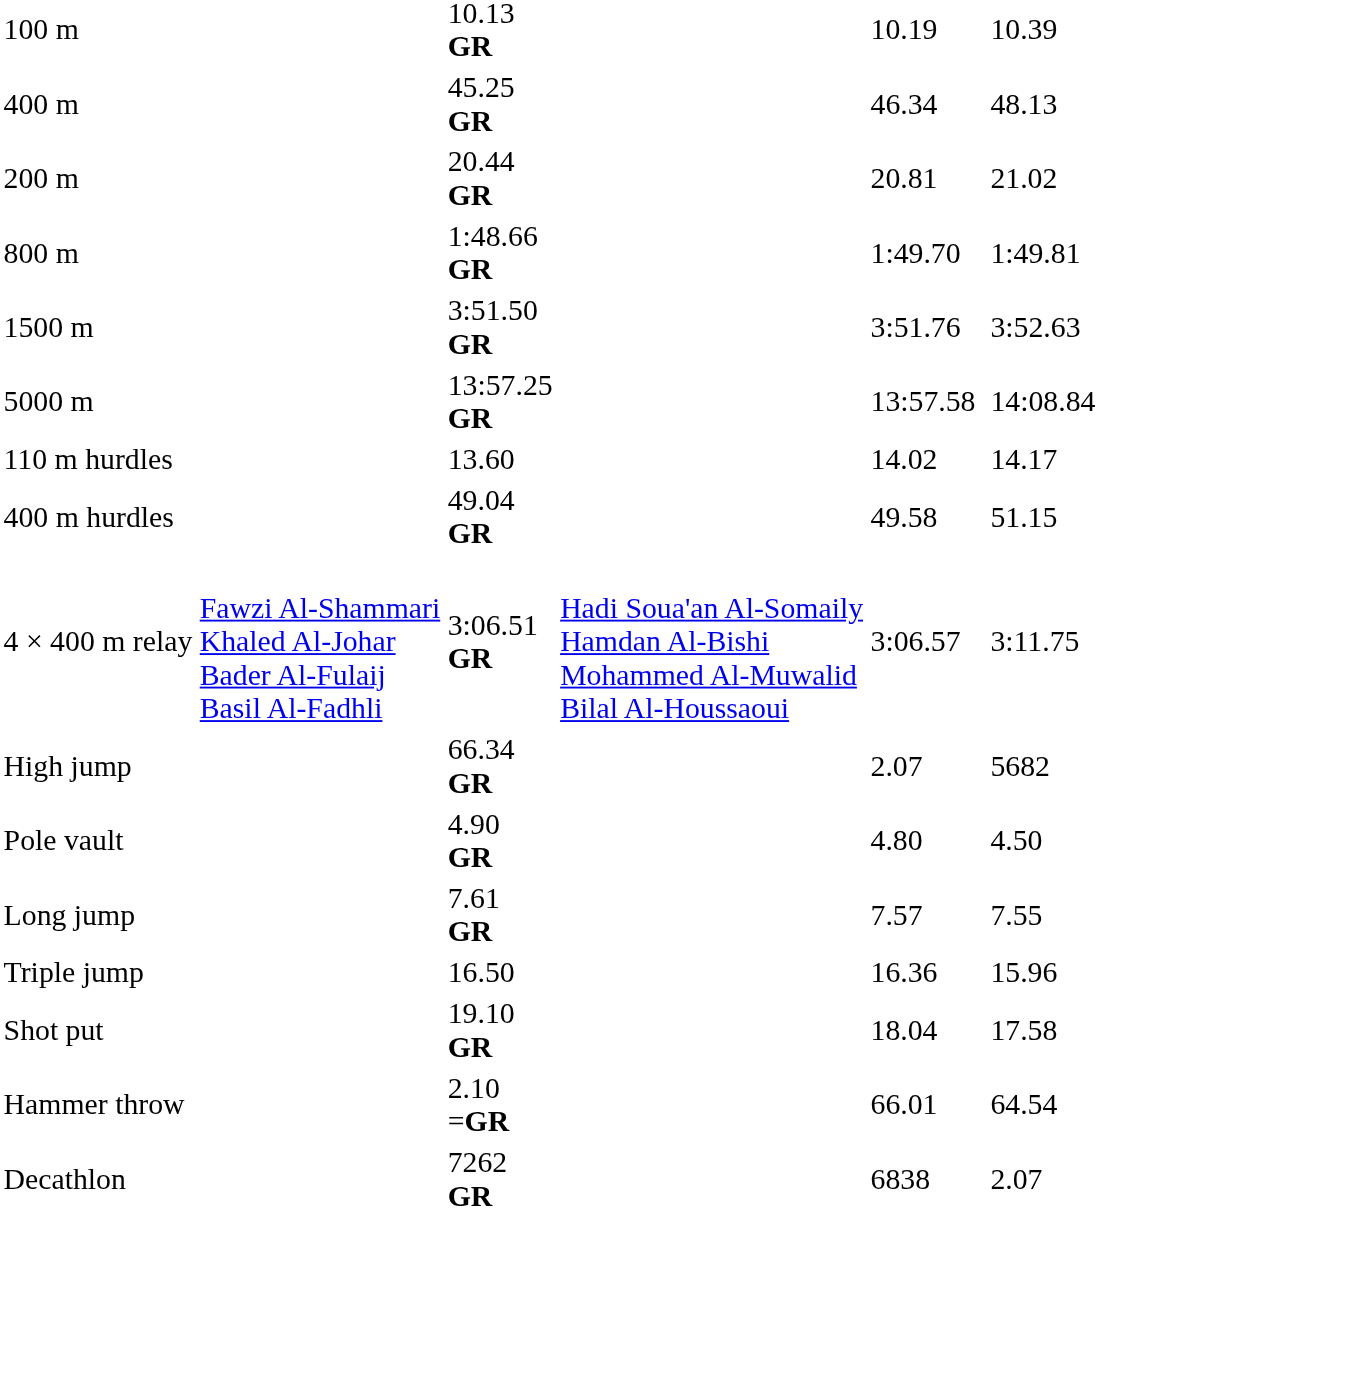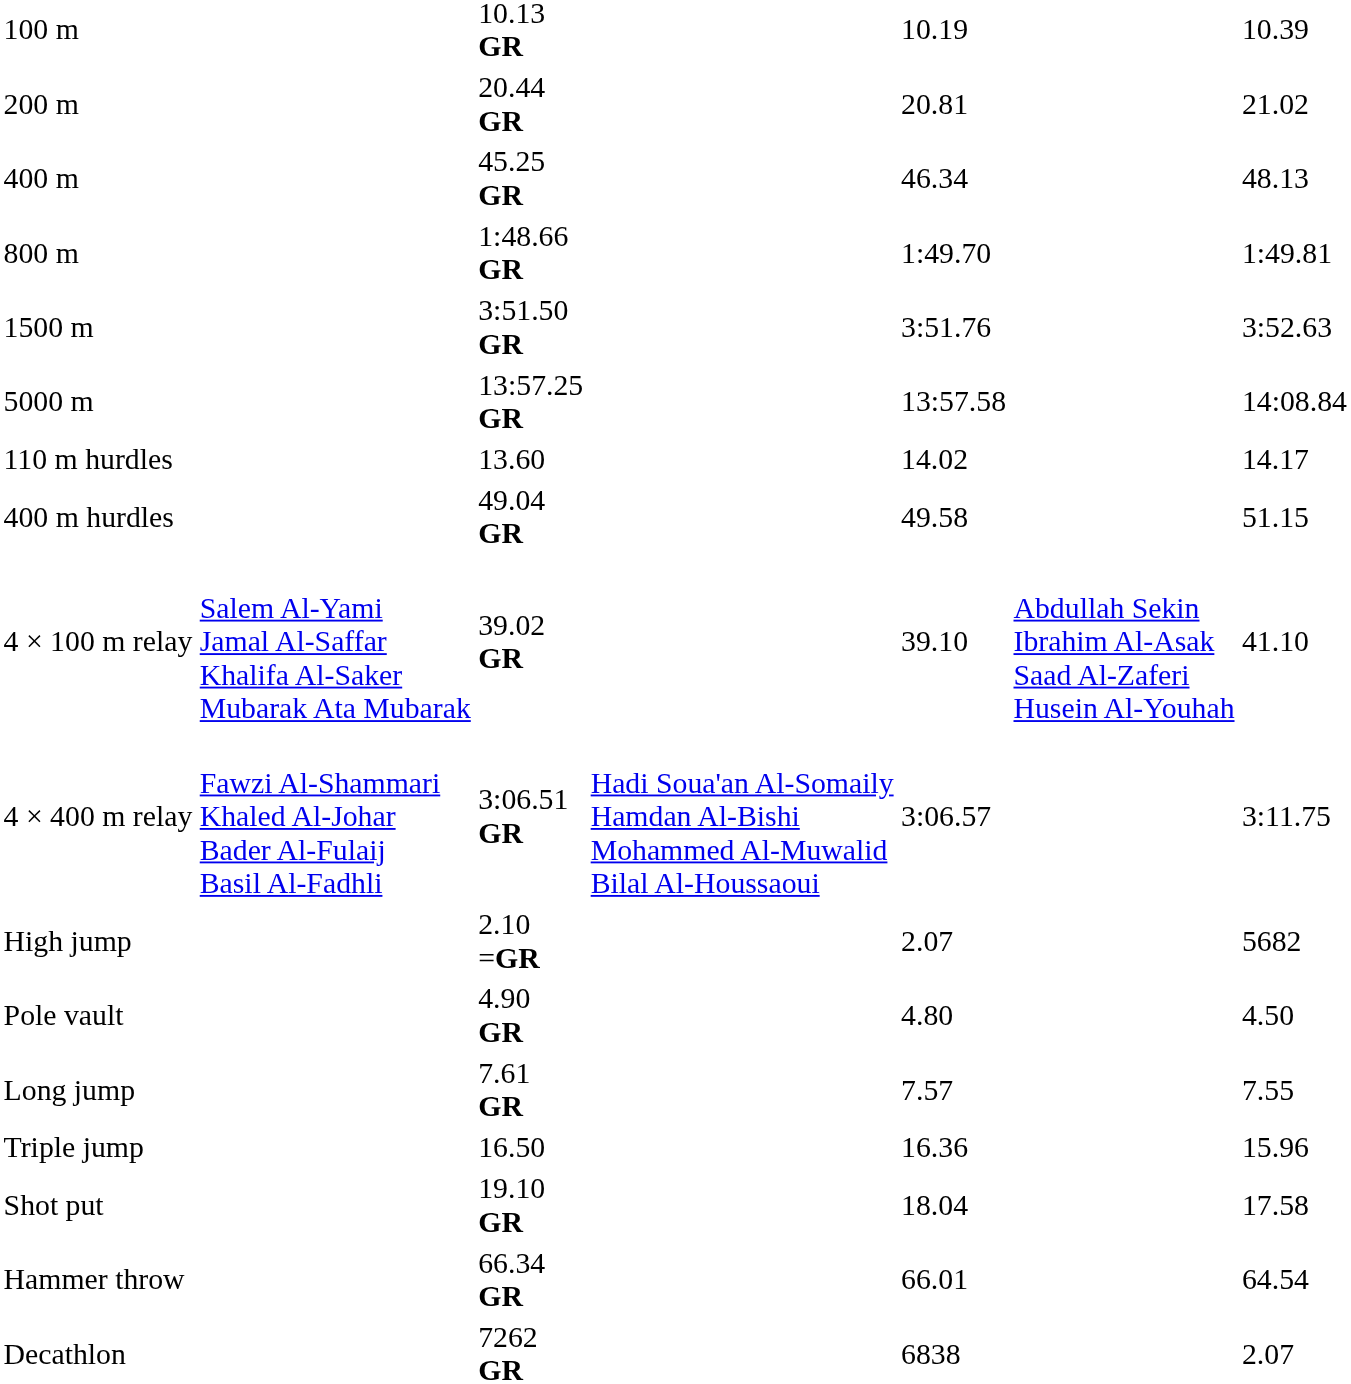rows swapped: (41, 178) <-> (41, 104)
+ row: (98, 641)
(481, 766) 66.34 GR -> (509, 941) 2.10 =GR
(478, 1104) 2.10 =GR -> (512, 1279) 66.34 GR
